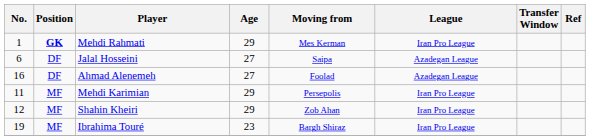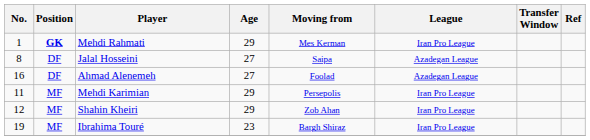(19, 59) 6 -> (19, 59) 8
